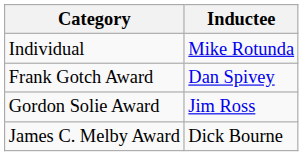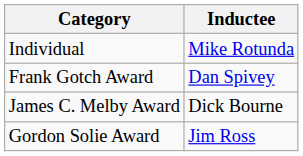rows swapped: (94, 135) <-> (84, 106)
